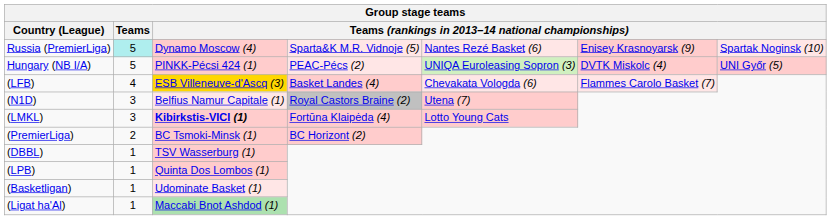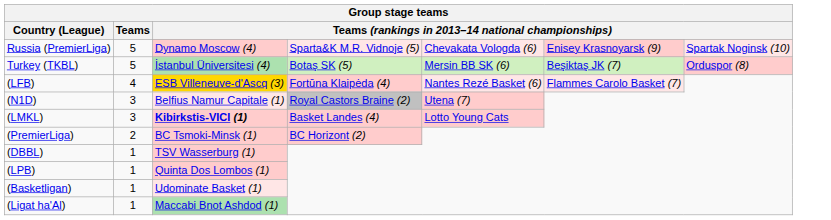(133, 48) paleturquoise background -> (133, 48) no background
(483, 48) Nantes Rezé Basket (6) -> (481, 48) Chevakata Vologda (6)
+ row: (43, 65)
- row: (49, 65)
(334, 83) Basket Landes (4) -> (340, 83) Fortūna Klaipėda (4)
(481, 83) Chevakata Vologda (6) -> (483, 83) Nantes Rezé Basket (6)
(340, 118) Fortūna Klaipėda (4) -> (334, 118) Basket Landes (4)
